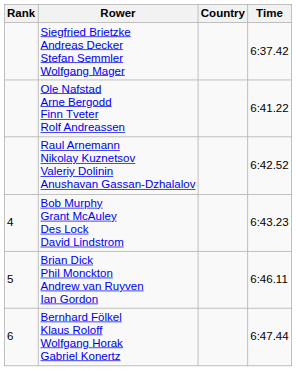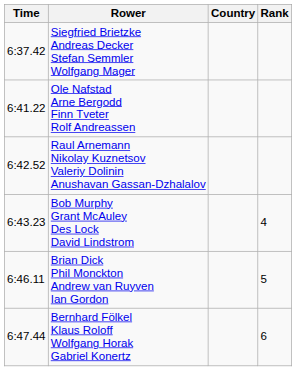columns swapped: (21, 13) <-> (269, 13)
